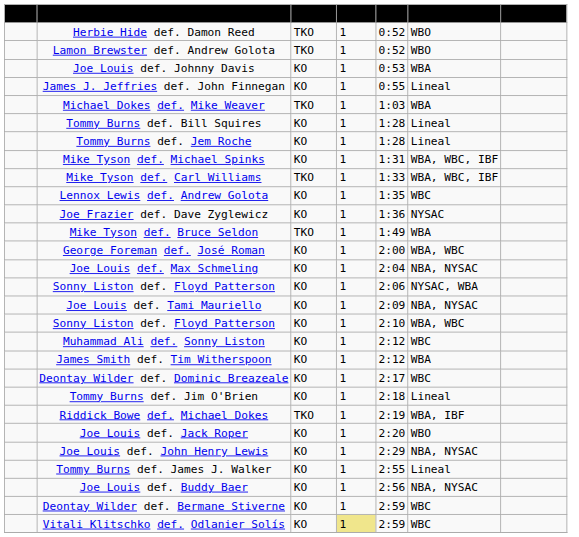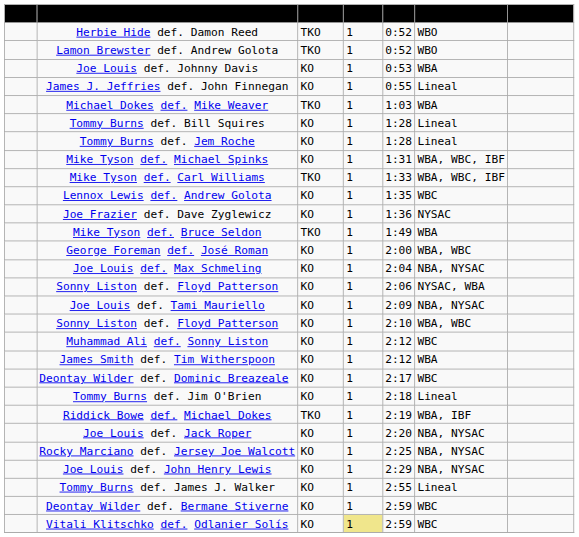(421, 433) WBO -> (451, 433) NBA, NYSAC
+ row: (167, 451)
- row: (164, 487)
